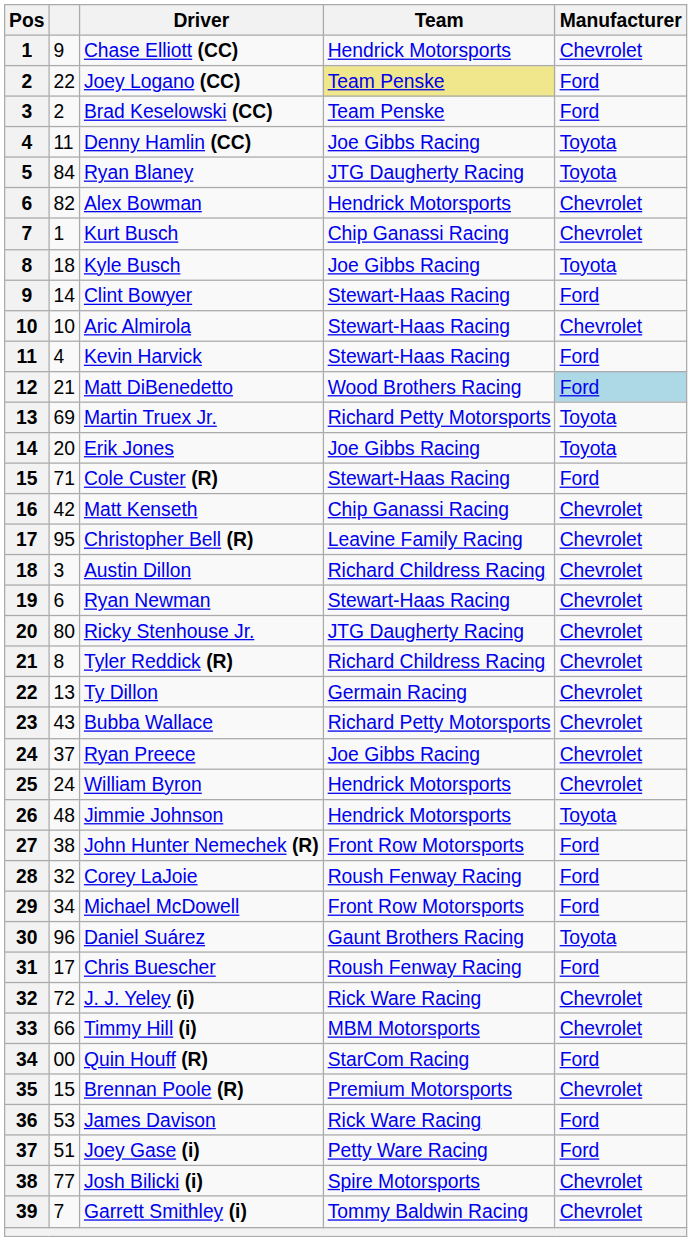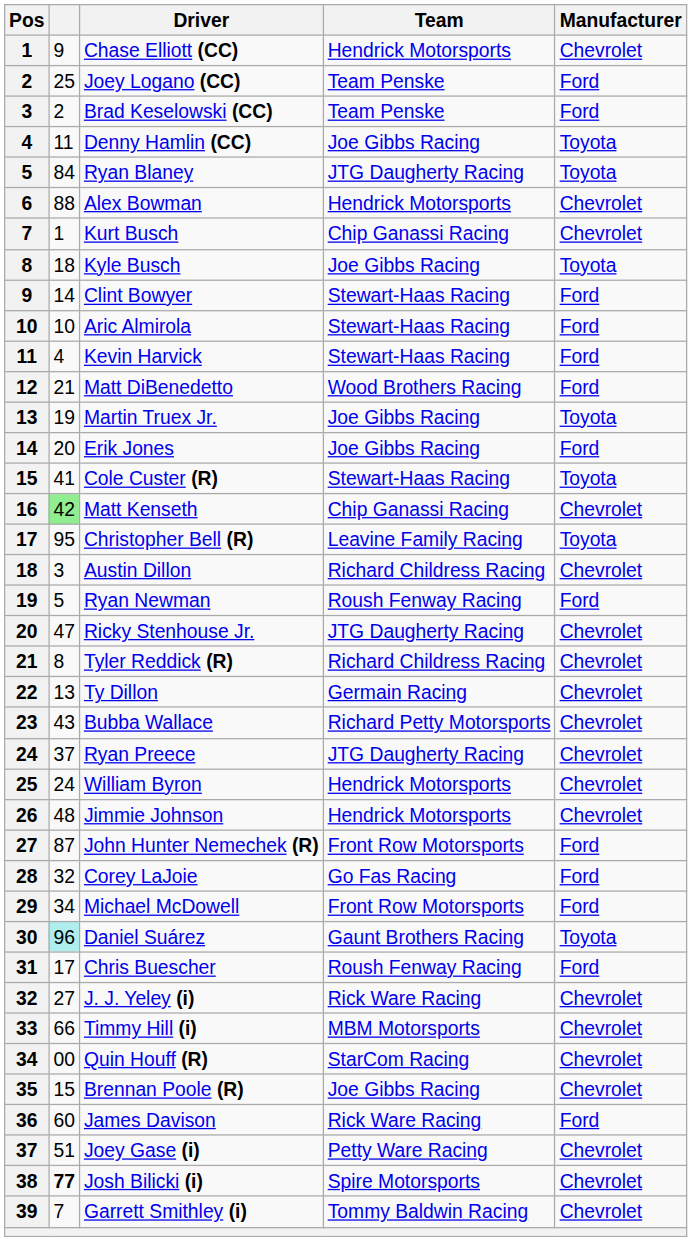(64, 81) 22 -> (64, 81) 25
(386, 81) khaki background -> (386, 81) no background
(64, 203) 82 -> (64, 203) 88
(601, 326) Chevrolet -> (579, 326) Ford
(579, 387) lightblue background -> (579, 387) no background
(64, 417) 69 -> (64, 417) 19
(439, 417) Richard Petty Motorsports -> (404, 417) Joe Gibbs Racing
(588, 448) Toyota -> (579, 448) Ford
(64, 478) 71 -> (64, 478) 41
(579, 478) Ford -> (588, 478) Toyota
(64, 509) no background -> (64, 509) lightgreen background
(601, 540) Chevrolet -> (588, 540) Toyota
(59, 601) 6 -> (59, 601) 5
(419, 601) Stewart-Haas Racing -> (425, 601) Roush Fenway Racing
(601, 601) Chevrolet -> (579, 601) Ford
(64, 631) 80 -> (64, 631) 47
(404, 754) Joe Gibbs Racing -> (426, 754) JTG Daugherty Racing
(588, 815) Toyota -> (601, 815) Chevrolet
(64, 845) 38 -> (64, 845) 87
(425, 876) Roush Fenway Racing -> (392, 876) Go Fas Racing
(64, 937) no background -> (64, 937) paleturquoise background
(64, 998) 72 -> (64, 998) 27
(579, 1059) Ford -> (601, 1059) Chevrolet
(420, 1090) Premium Motorsports -> (404, 1090) Joe Gibbs Racing
(64, 1120) 53 -> (64, 1120) 60
(579, 1151) Ford -> (601, 1151) Chevrolet
(64, 1181) normal -> (64, 1181) bold
